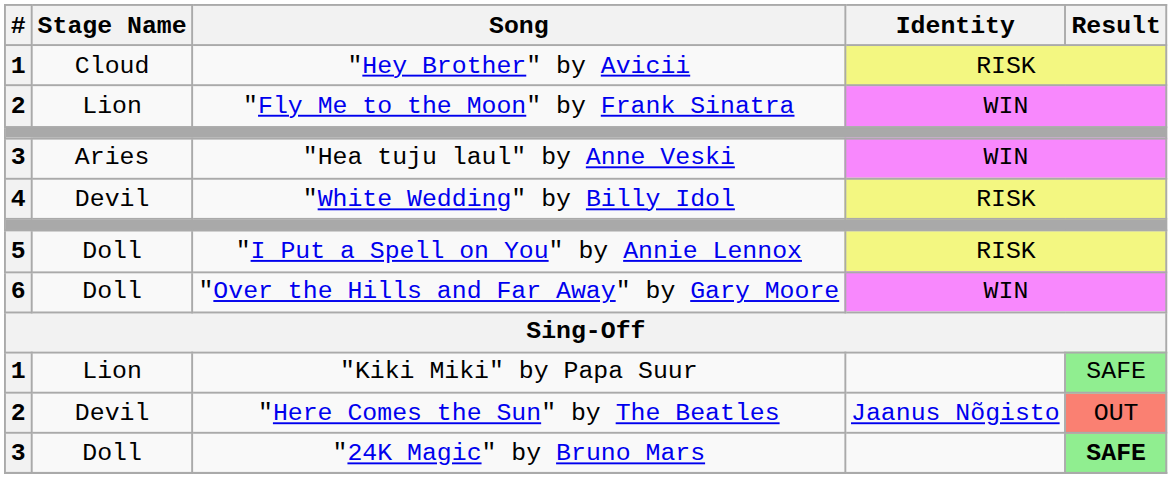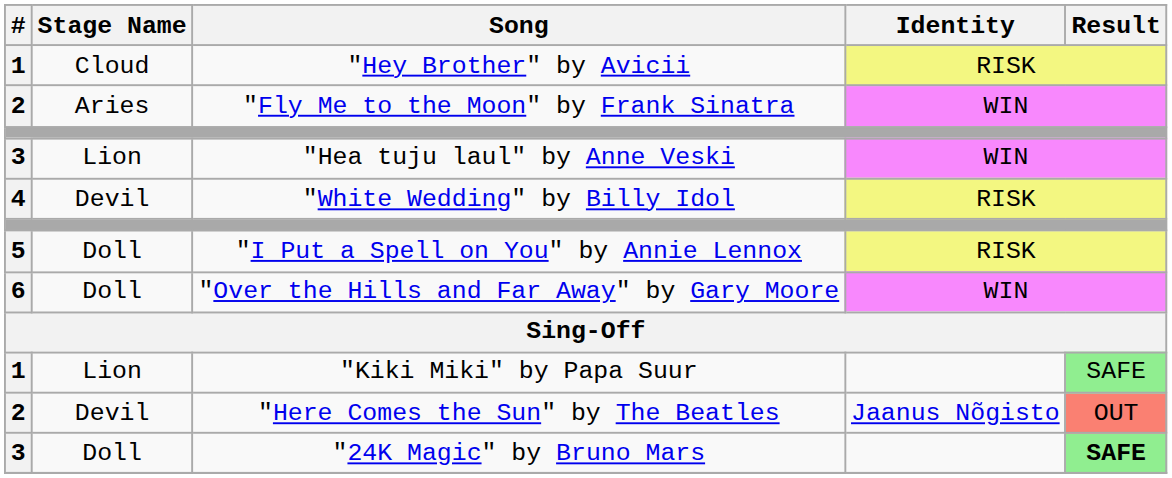(112, 106) Lion -> (112, 106) Aries
(112, 158) Aries -> (112, 158) Lion
